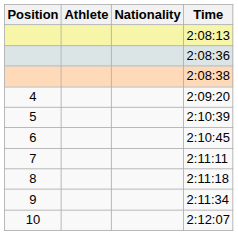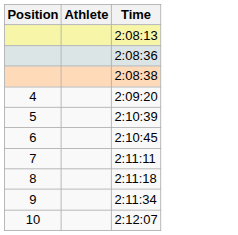- column: (148, 14)
